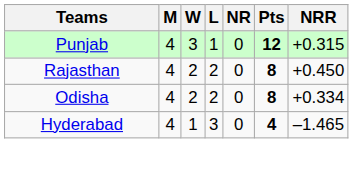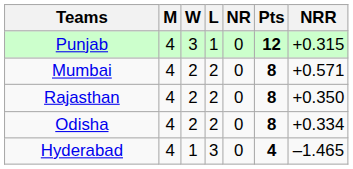+ row: (82, 71)
(318, 71) +0.450 -> (318, 97) +0.350
